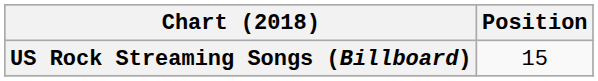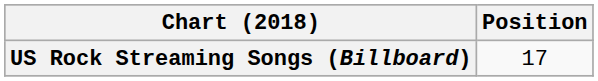(535, 59) 15 -> (535, 59) 17
